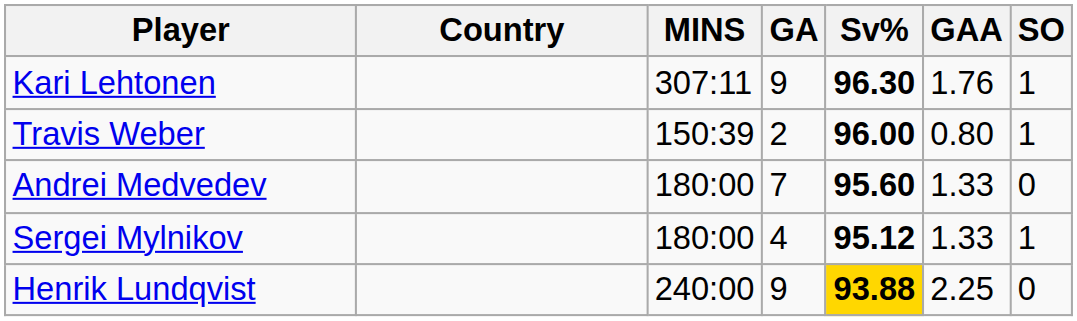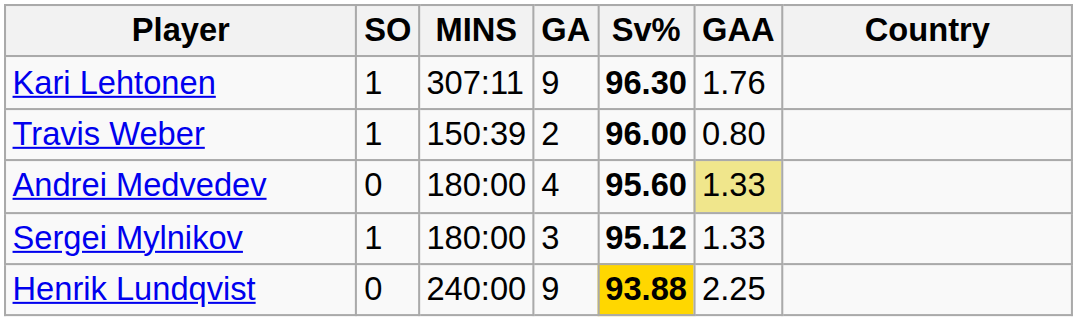columns swapped: (502, 30) <-> (1041, 30)
(779, 185) 7 -> (550, 185) 4
(962, 185) no background -> (734, 185) khaki background
(779, 237) 4 -> (550, 237) 3
